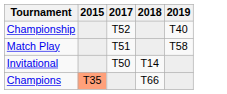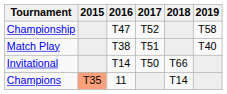+ column: (121, 13)
(179, 30) T40 -> (207, 30) T58
(179, 47) T58 -> (207, 47) T40
(150, 64) T14 -> (179, 64) T66
(150, 81) T66 -> (179, 81) T14
